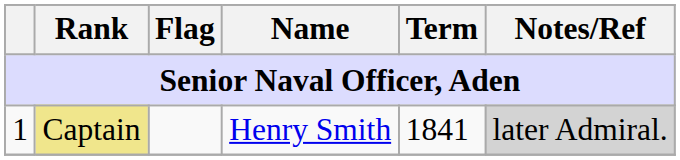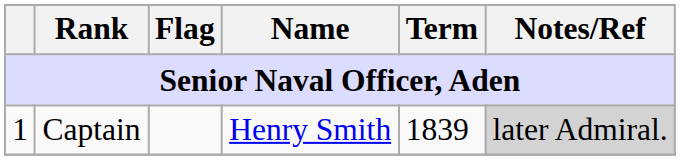(92, 129) khaki background -> (92, 129) no background
(437, 129) 1841 -> (437, 129) 1839
